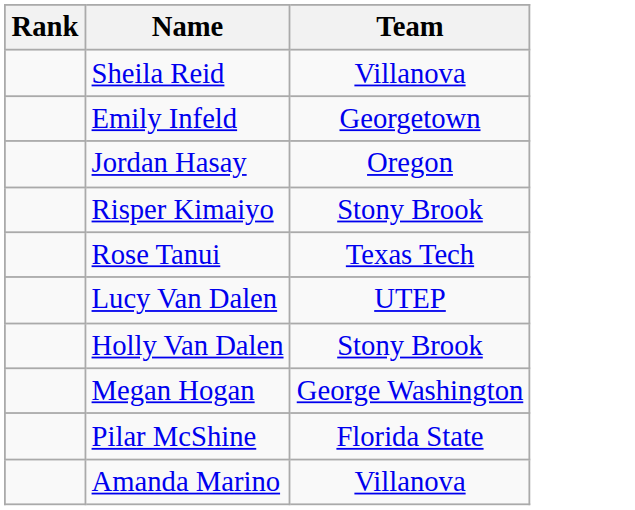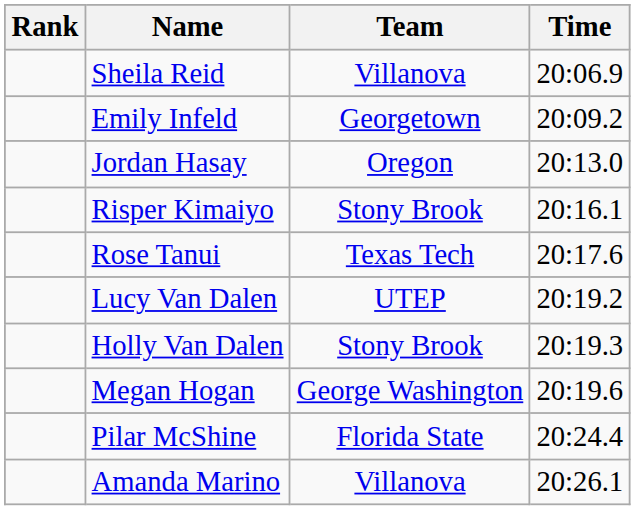+ column: (580, 27)
